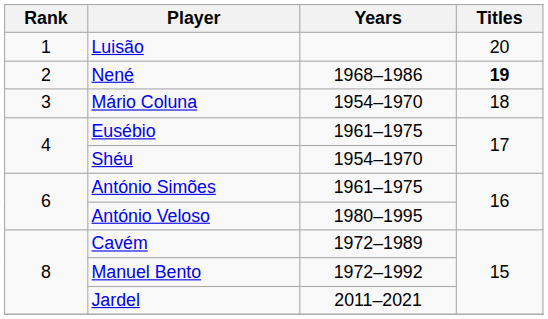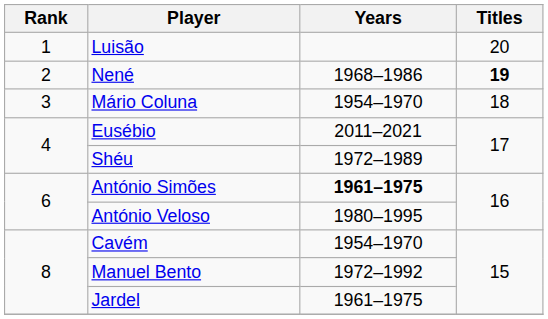(378, 131) 1961–1975 -> (378, 131) 2011–2021
(378, 159) 1954–1970 -> (378, 159) 1972–1989
(378, 187) normal -> (378, 187) bold
(378, 243) 1972–1989 -> (378, 243) 1954–1970
(378, 300) 2011–2021 -> (378, 300) 1961–1975
